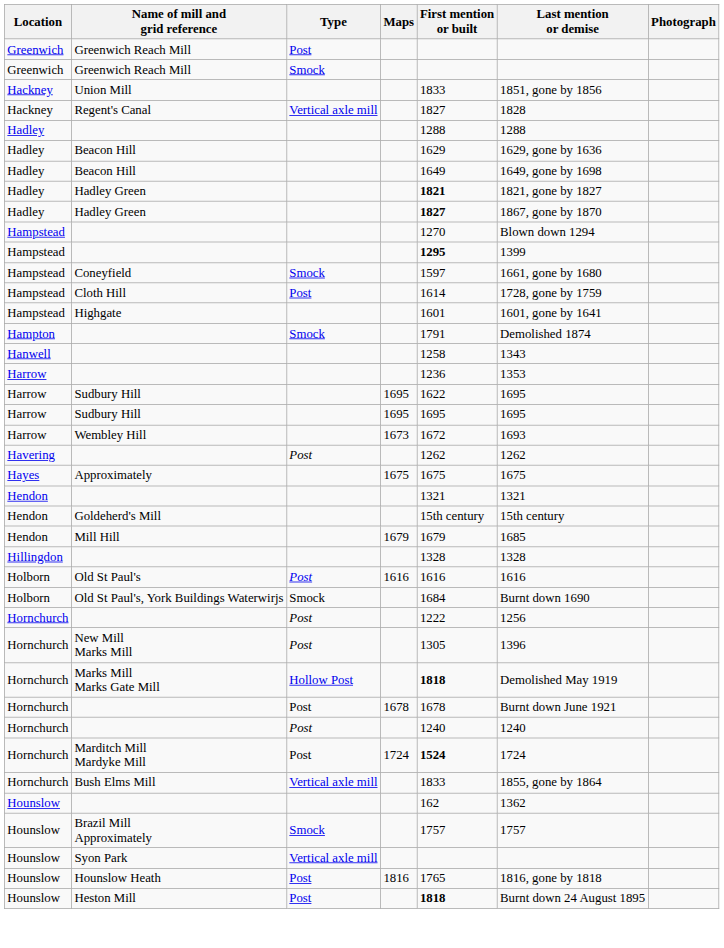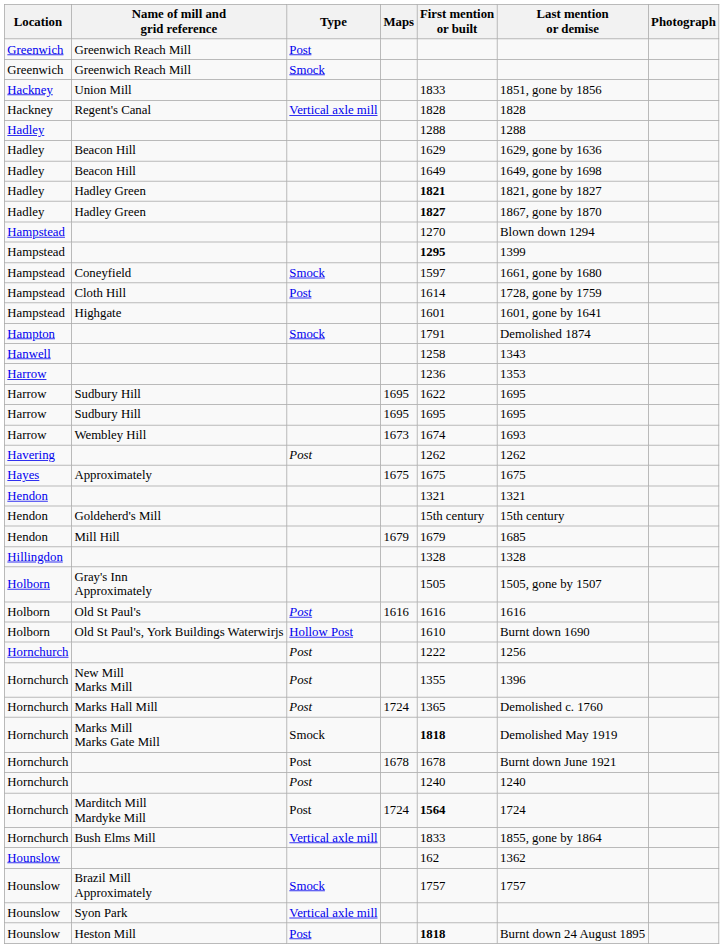(433, 110) 1827 -> (433, 110) 1828
(433, 435) 1672 -> (433, 435) 1674
+ row: (29, 584)
(307, 597) Smock -> (321, 632) Hollow Post
(433, 597) 1684 -> (433, 632) 1610
(433, 645) 1305 -> (433, 679) 1355
+ row: (38, 707)
(321, 679) Hollow Post -> (307, 734) Smock
(433, 755) 1524 -> (433, 810) 1564
- row: (34, 878)
